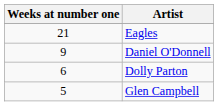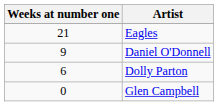(63, 91) 5 -> (63, 91) 0
